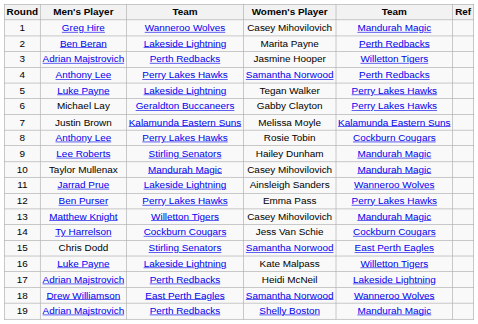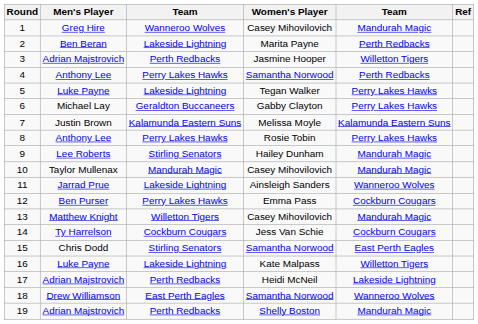(394, 138) Cockburn Cougars -> (394, 138) Perry Lakes Hawks
(394, 201) Perry Lakes Hawks -> (394, 201) Cockburn Cougars
